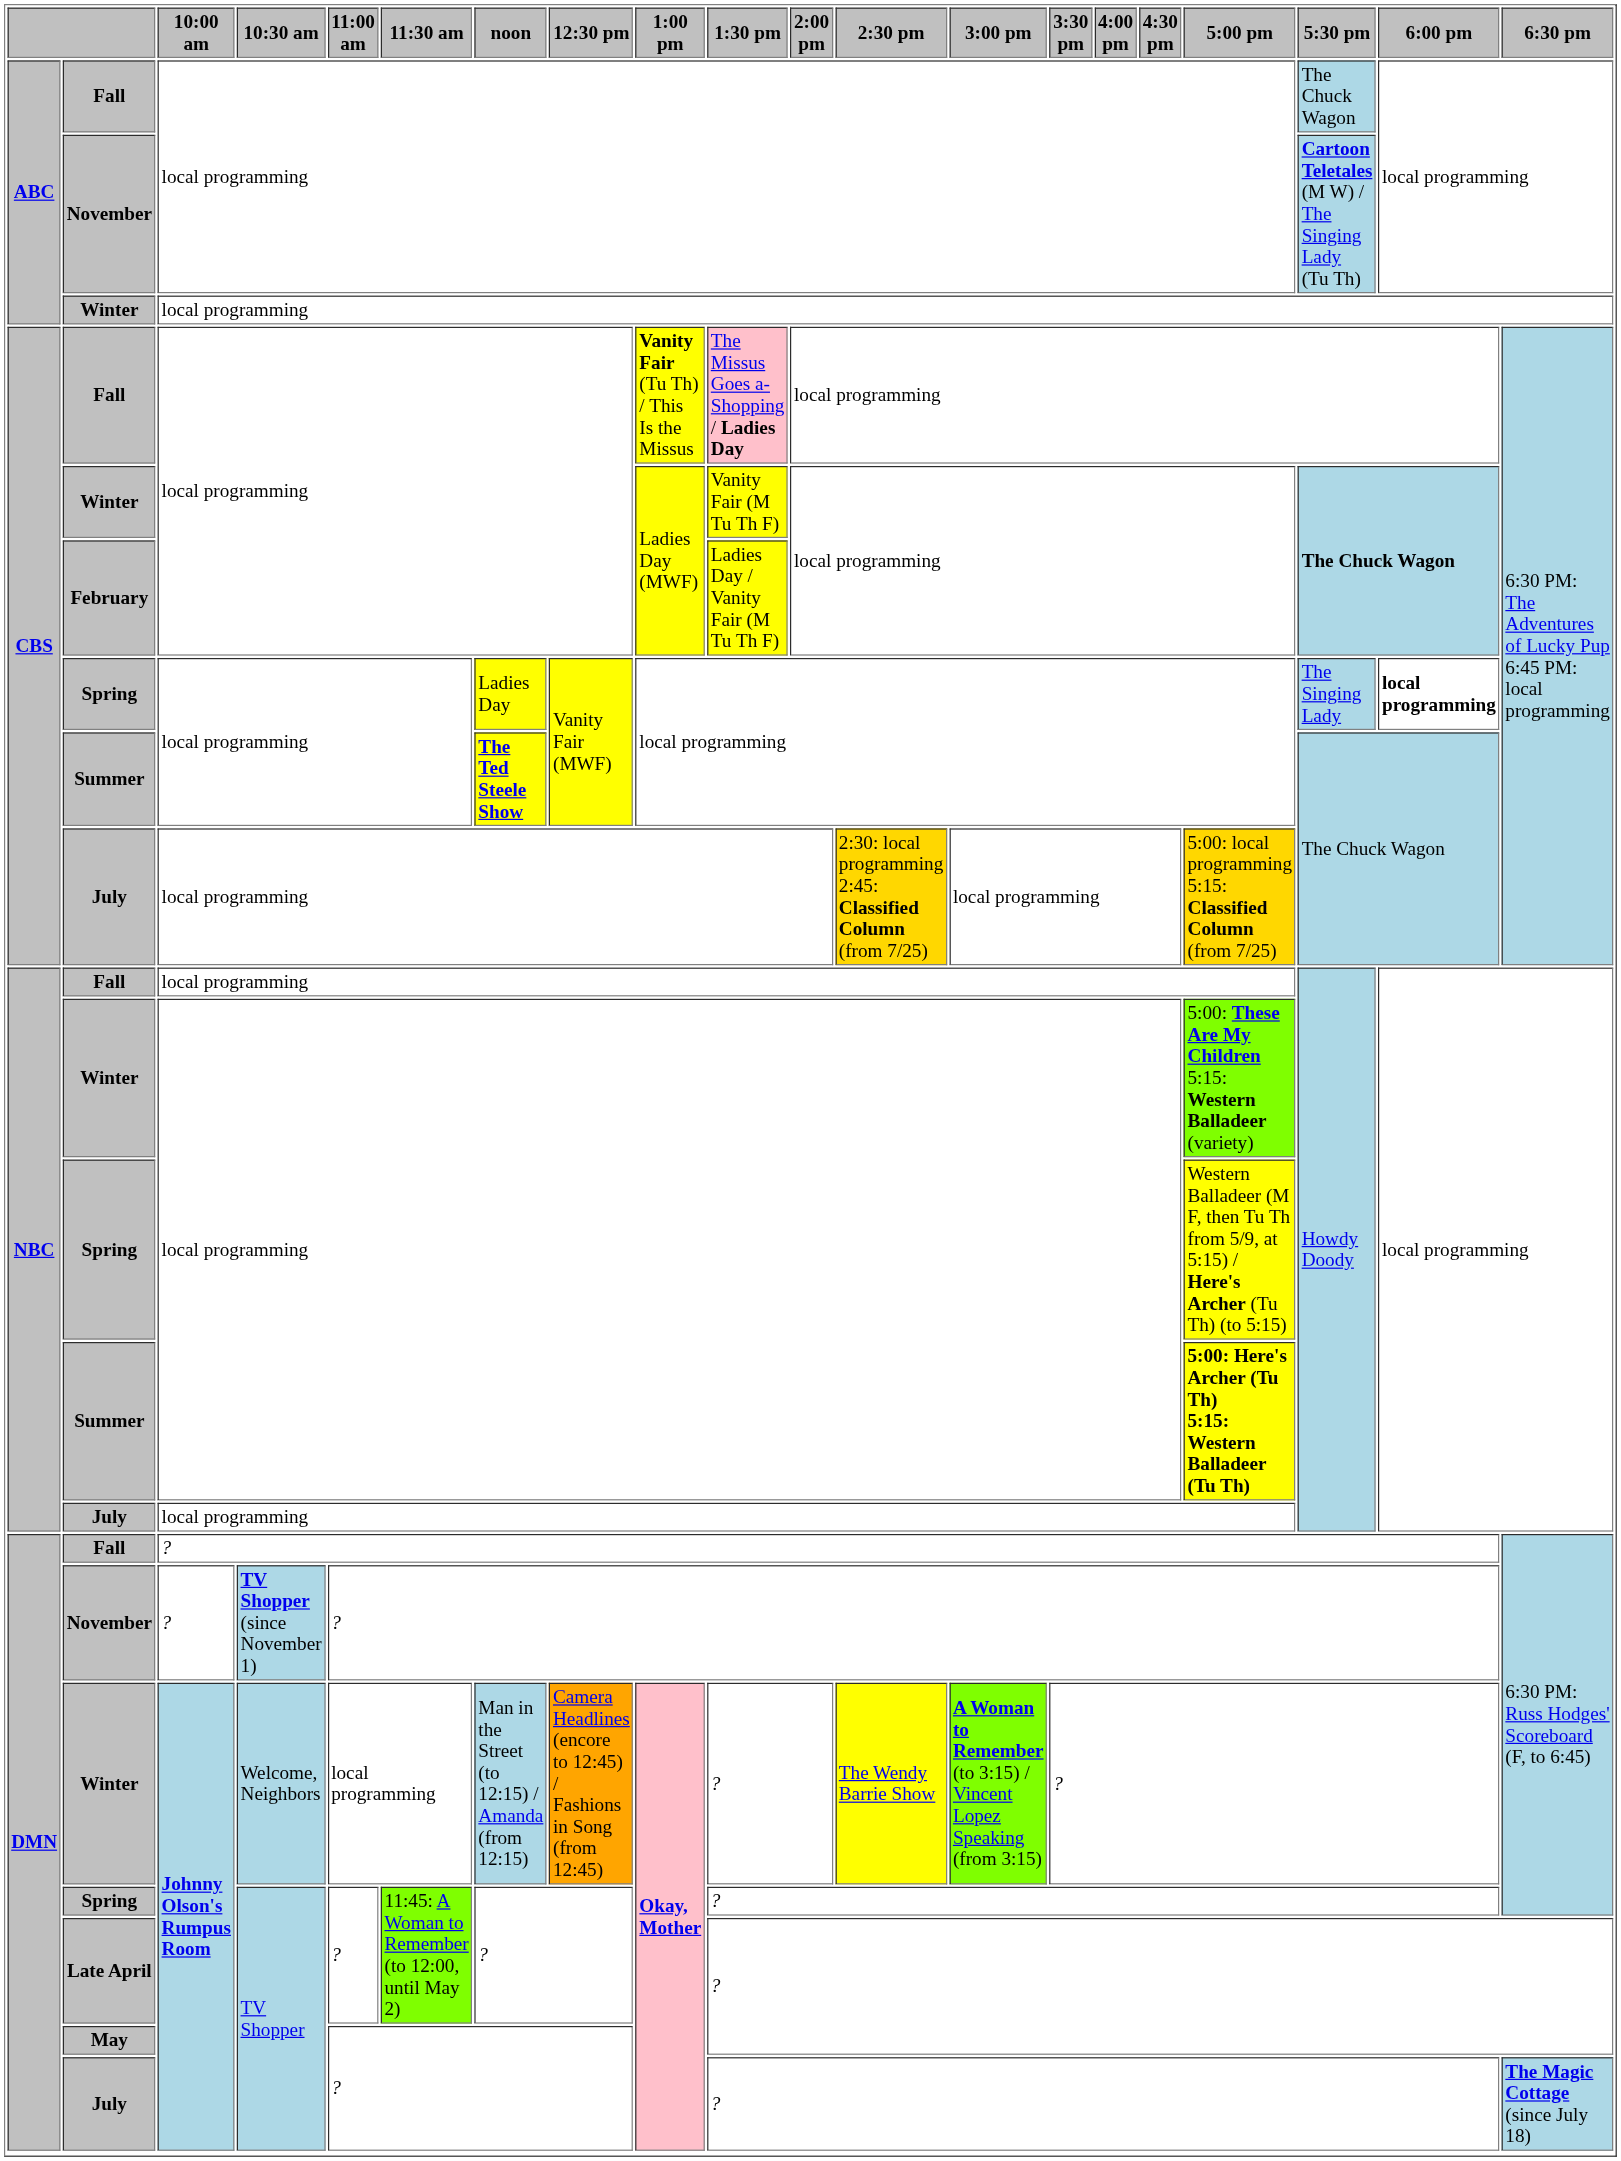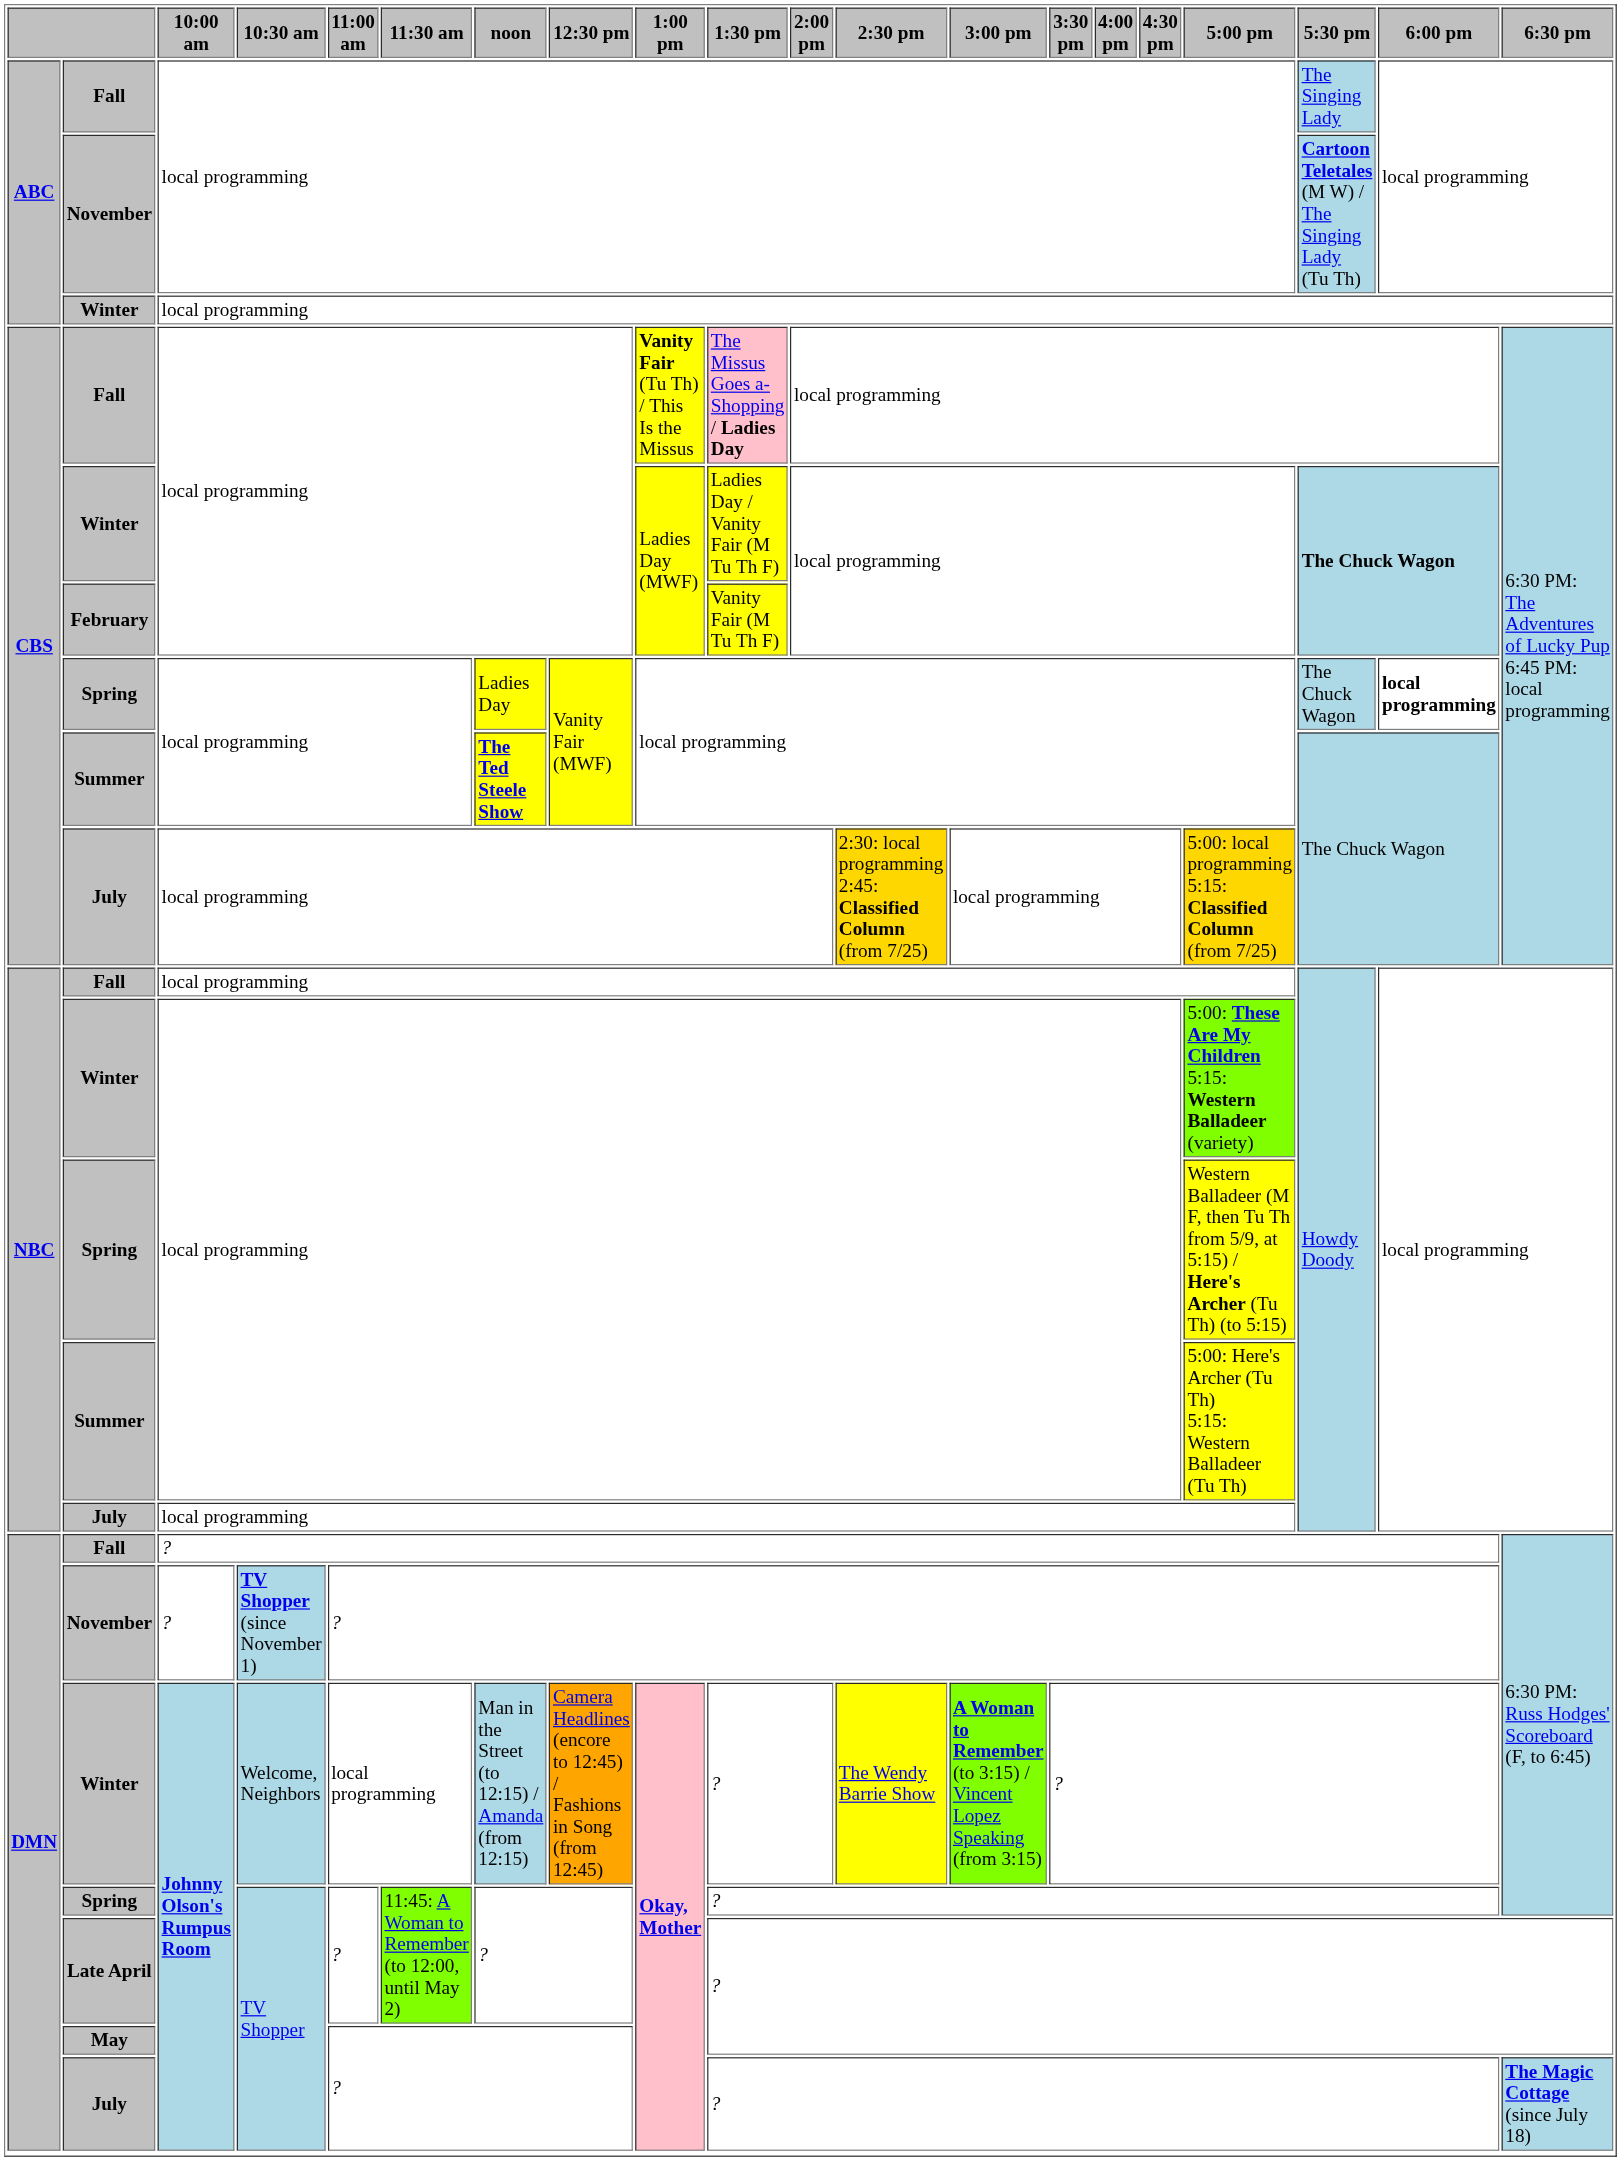(1329, 96) The Chuck Wagon -> (1332, 96) The Singing Lady
(745, 501) Vanity Fair (M Tu Th F) -> (745, 523) Ladies Day / Vanity Fair (M Tu Th F)
(745, 597) Ladies Day / Vanity Fair (M Tu Th F) -> (745, 619) Vanity Fair (M Tu Th F)
(1332, 693) The Singing Lady -> (1329, 693) The Chuck Wagon
(1237, 1421) bold -> (1234, 1421) normal
